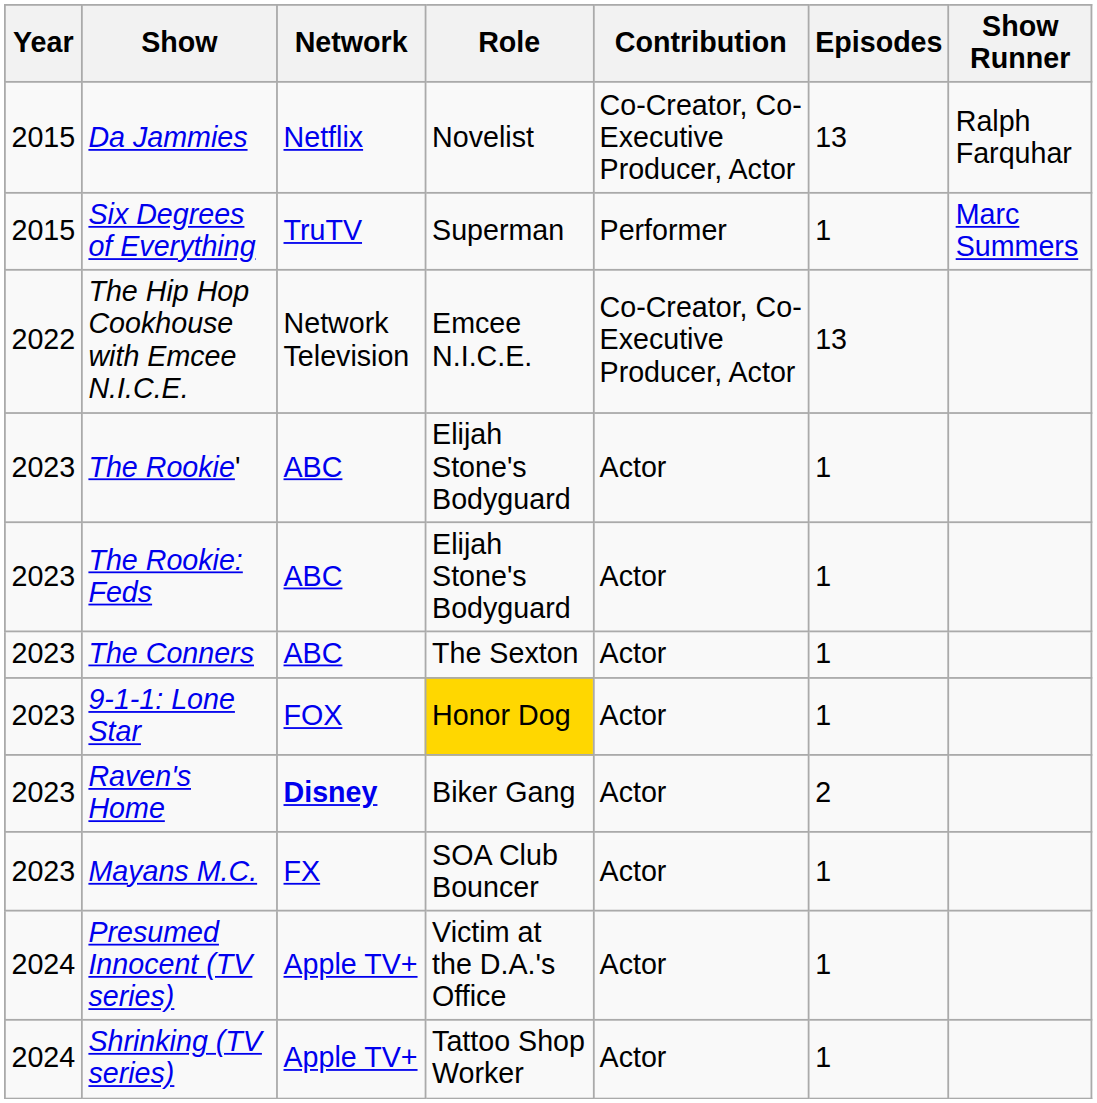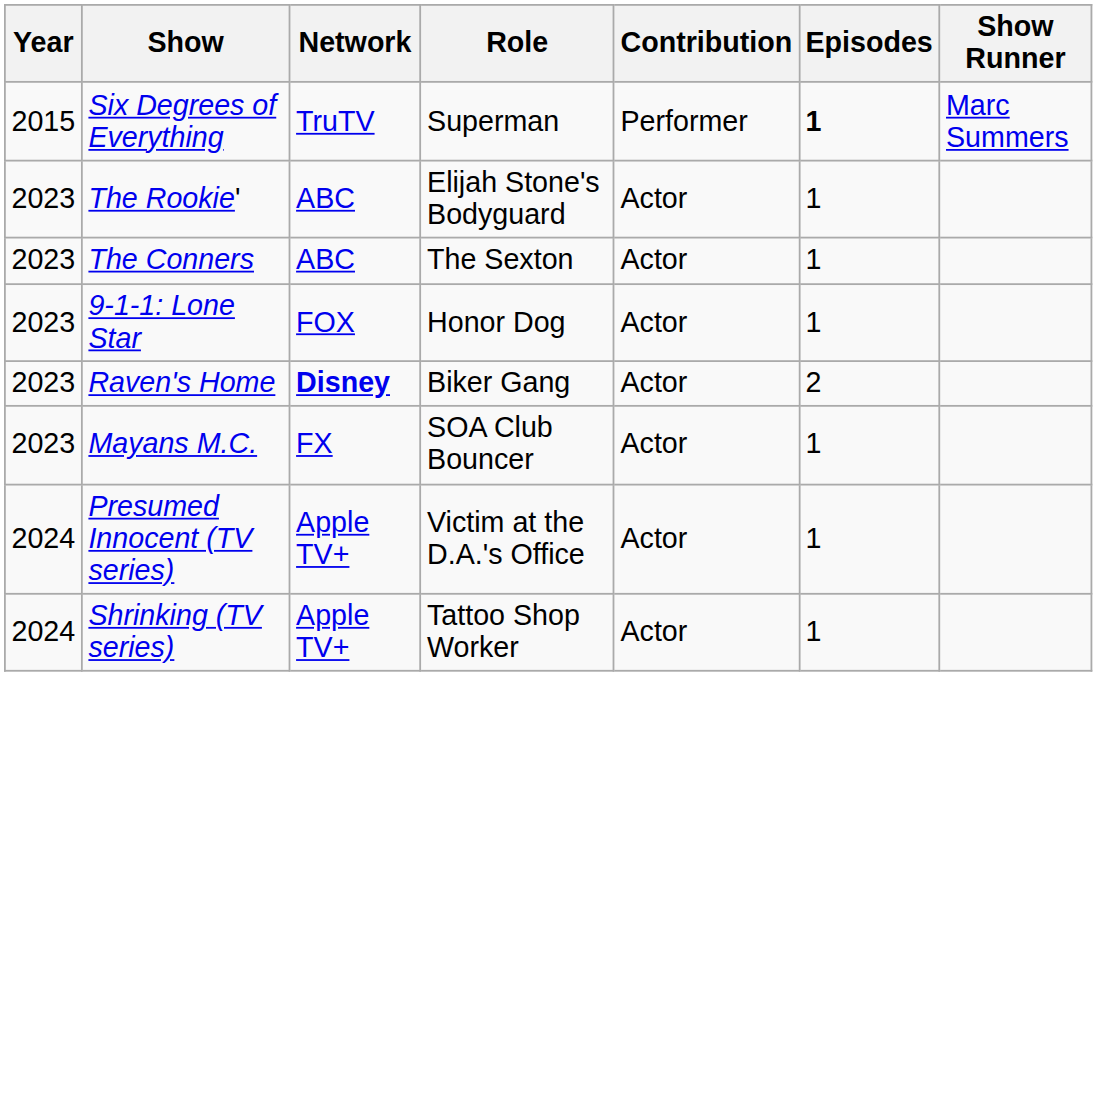- row: (168, 137)
(823, 230) normal -> (813, 120) bold
- row: (169, 340)
- row: (166, 576)
(501, 715) gold background -> (496, 321) no background
